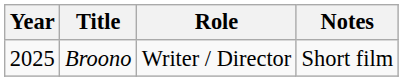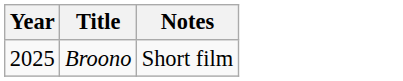- column: (216, 22)
